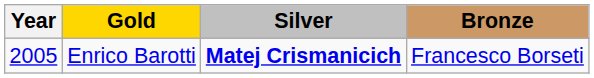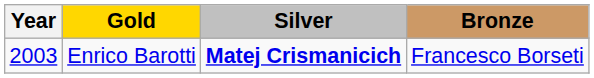(33, 55) 2005 -> (33, 55) 2003
